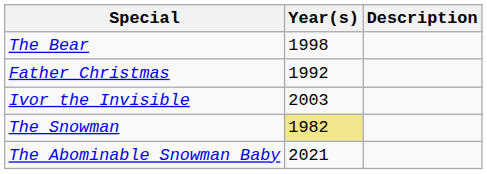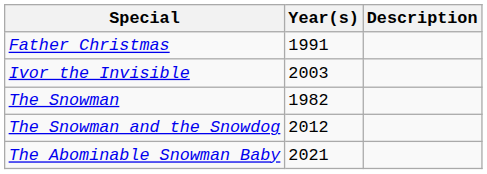- row: (49, 46)
(308, 73) 1992 -> (308, 46) 1991
(308, 128) khaki background -> (308, 100) no background
+ row: (144, 128)
